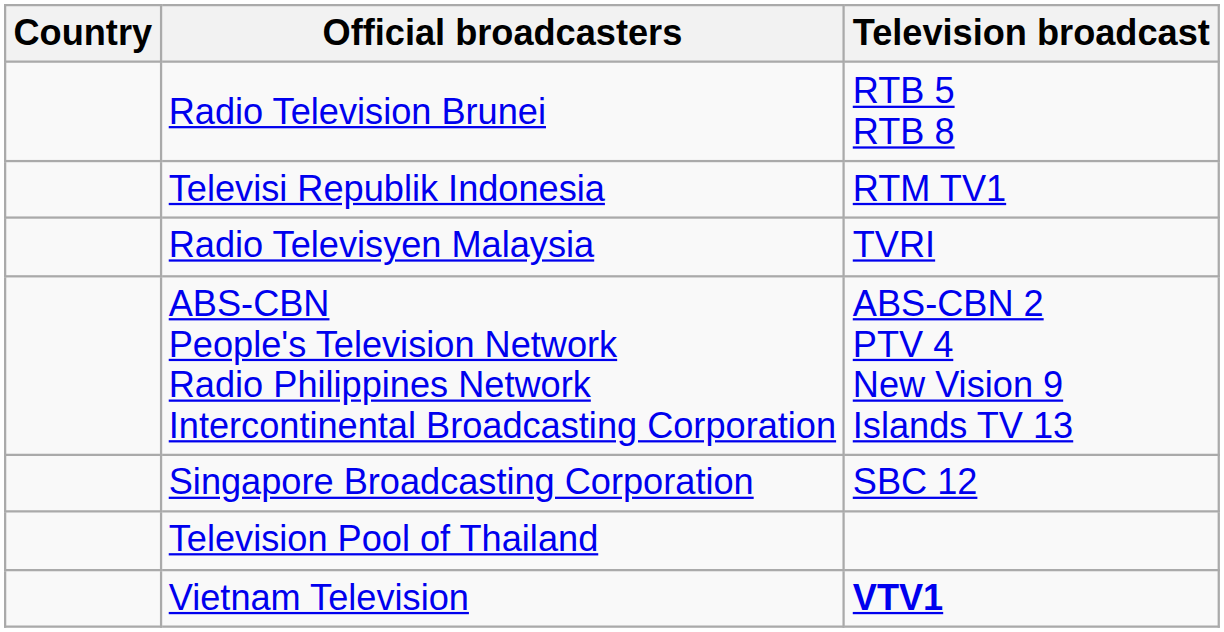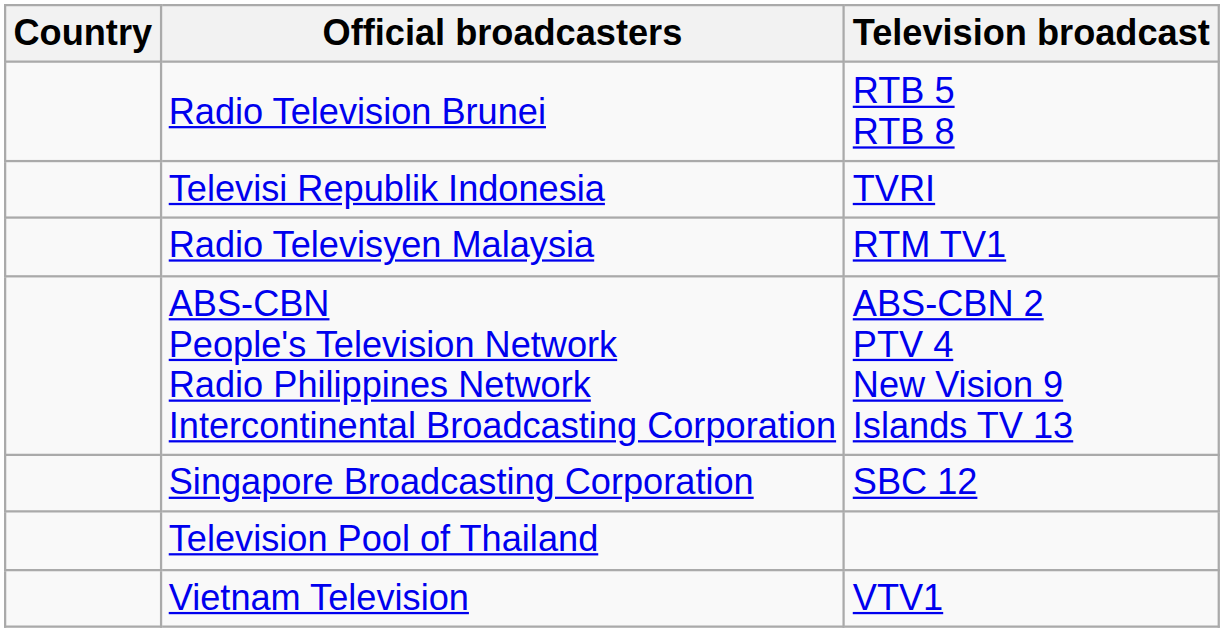(929, 188) RTM TV1 -> (894, 188) TVRI
(894, 245) TVRI -> (929, 245) RTM TV1
(898, 597) bold -> (898, 597) normal
